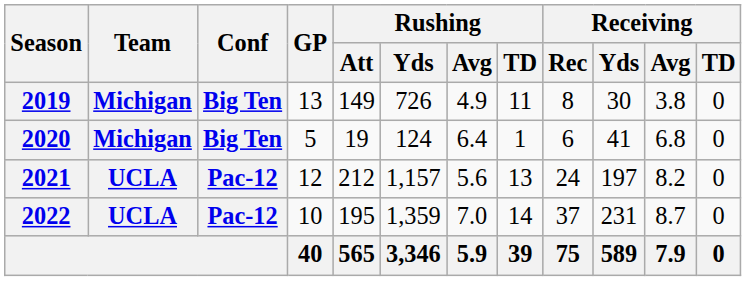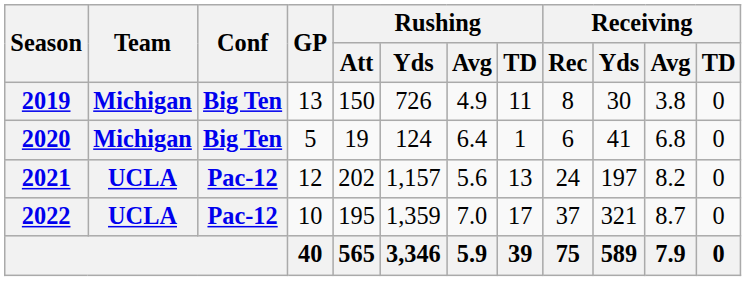(357, 100) 149 -> (357, 100) 150
(357, 178) 212 -> (357, 178) 202
(520, 216) 14 -> (520, 216) 17
(619, 216) 231 -> (619, 216) 321
